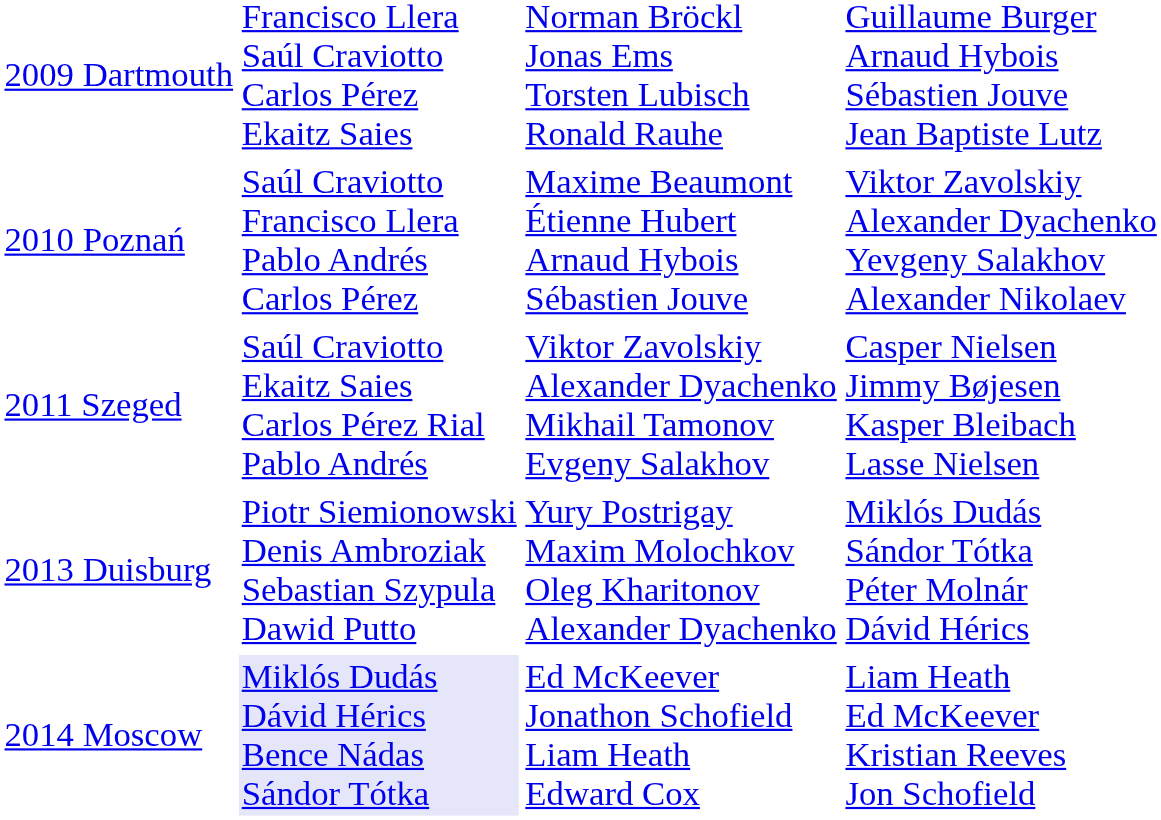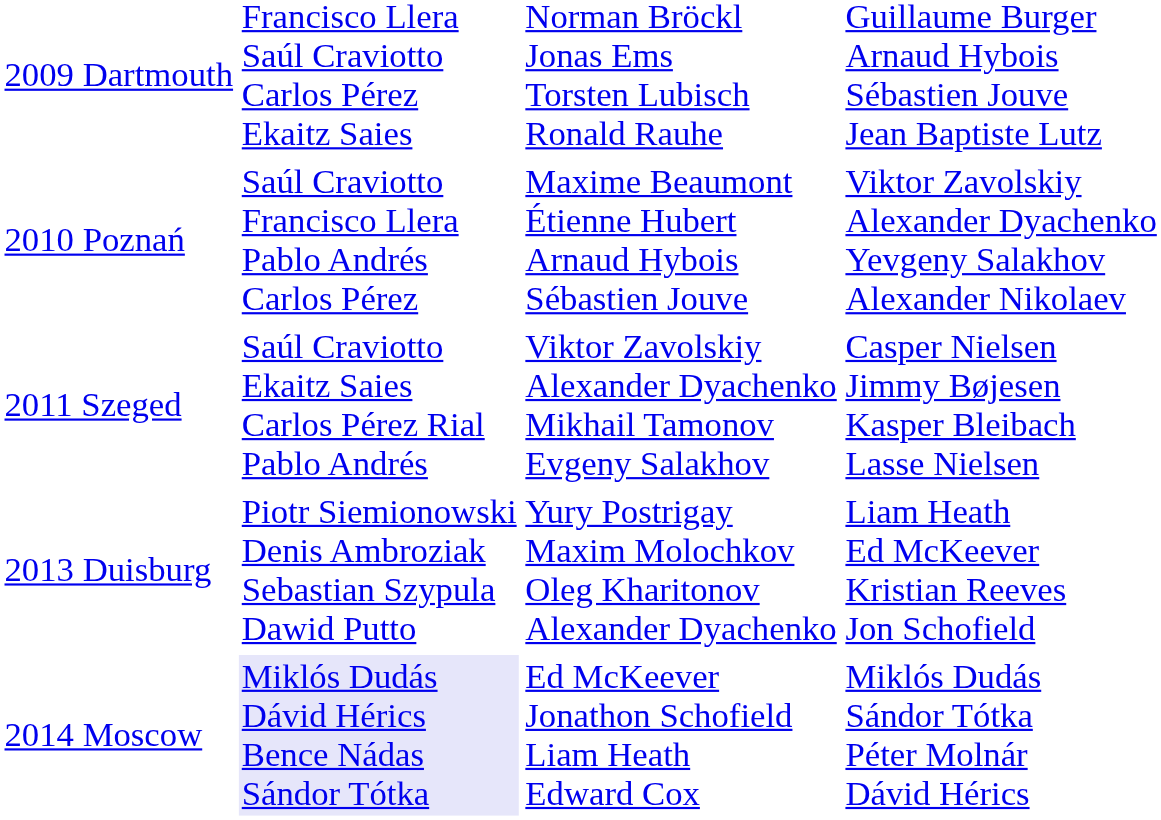(943, 569) Miklós Dudás Sándor Tótka Péter Molnár Dávid Hérics -> (956, 569) Liam Heath Ed McKeever Kristian Reeves Jon Schofield
(956, 734) Liam Heath Ed McKeever Kristian Reeves Jon Schofield -> (943, 734) Miklós Dudás Sándor Tótka Péter Molnár Dávid Hérics
